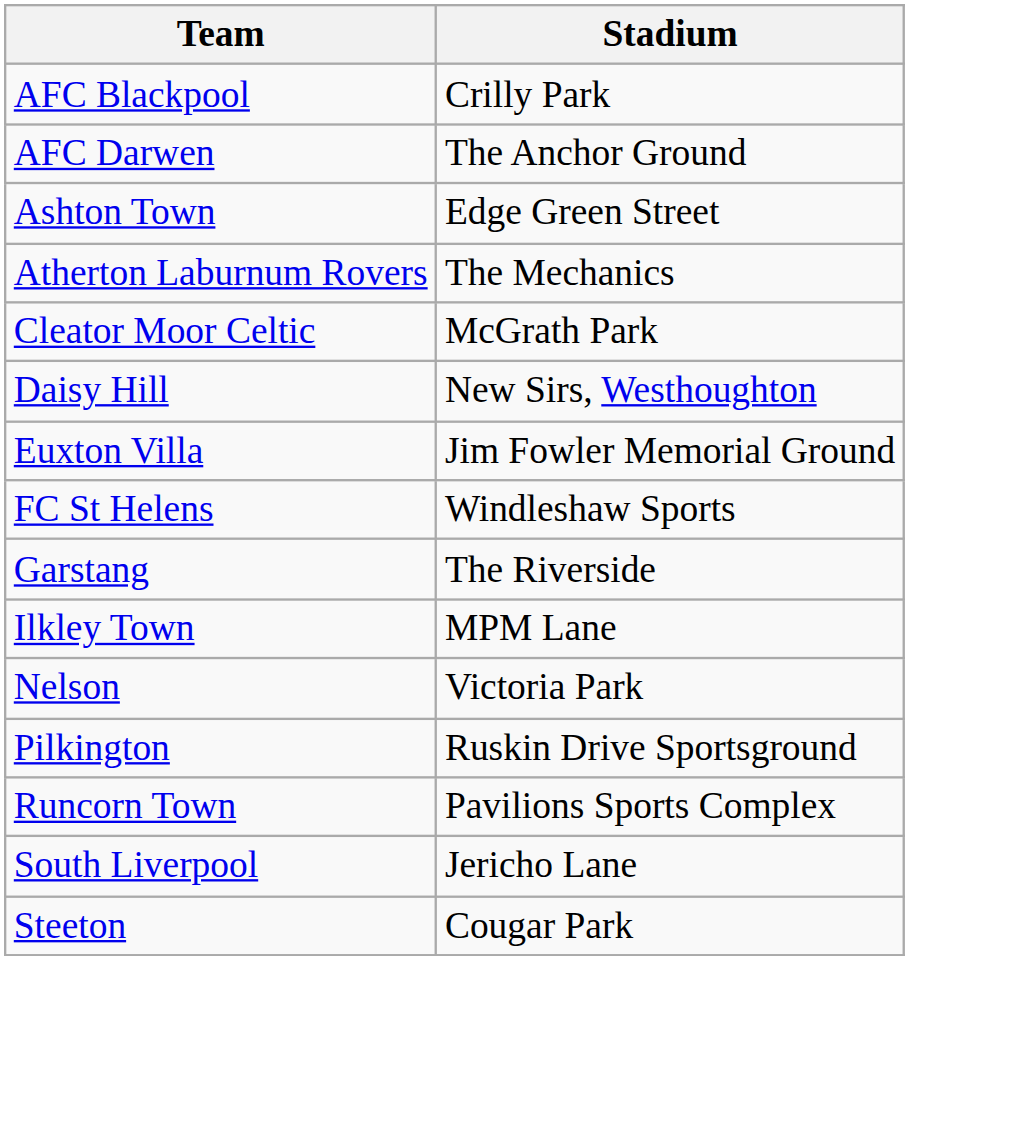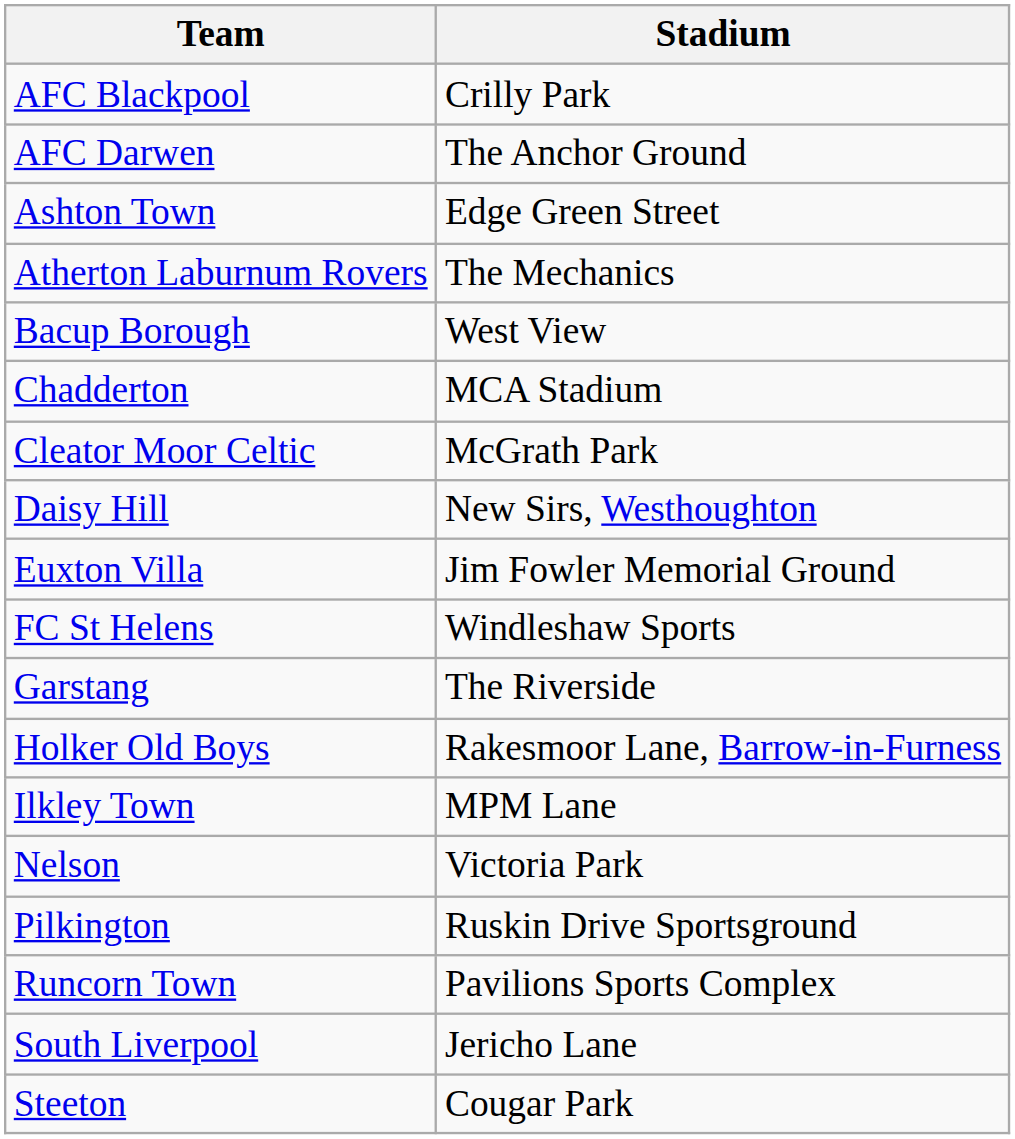+ row: (132, 331)
+ row: (101, 390)
+ row: (142, 746)
